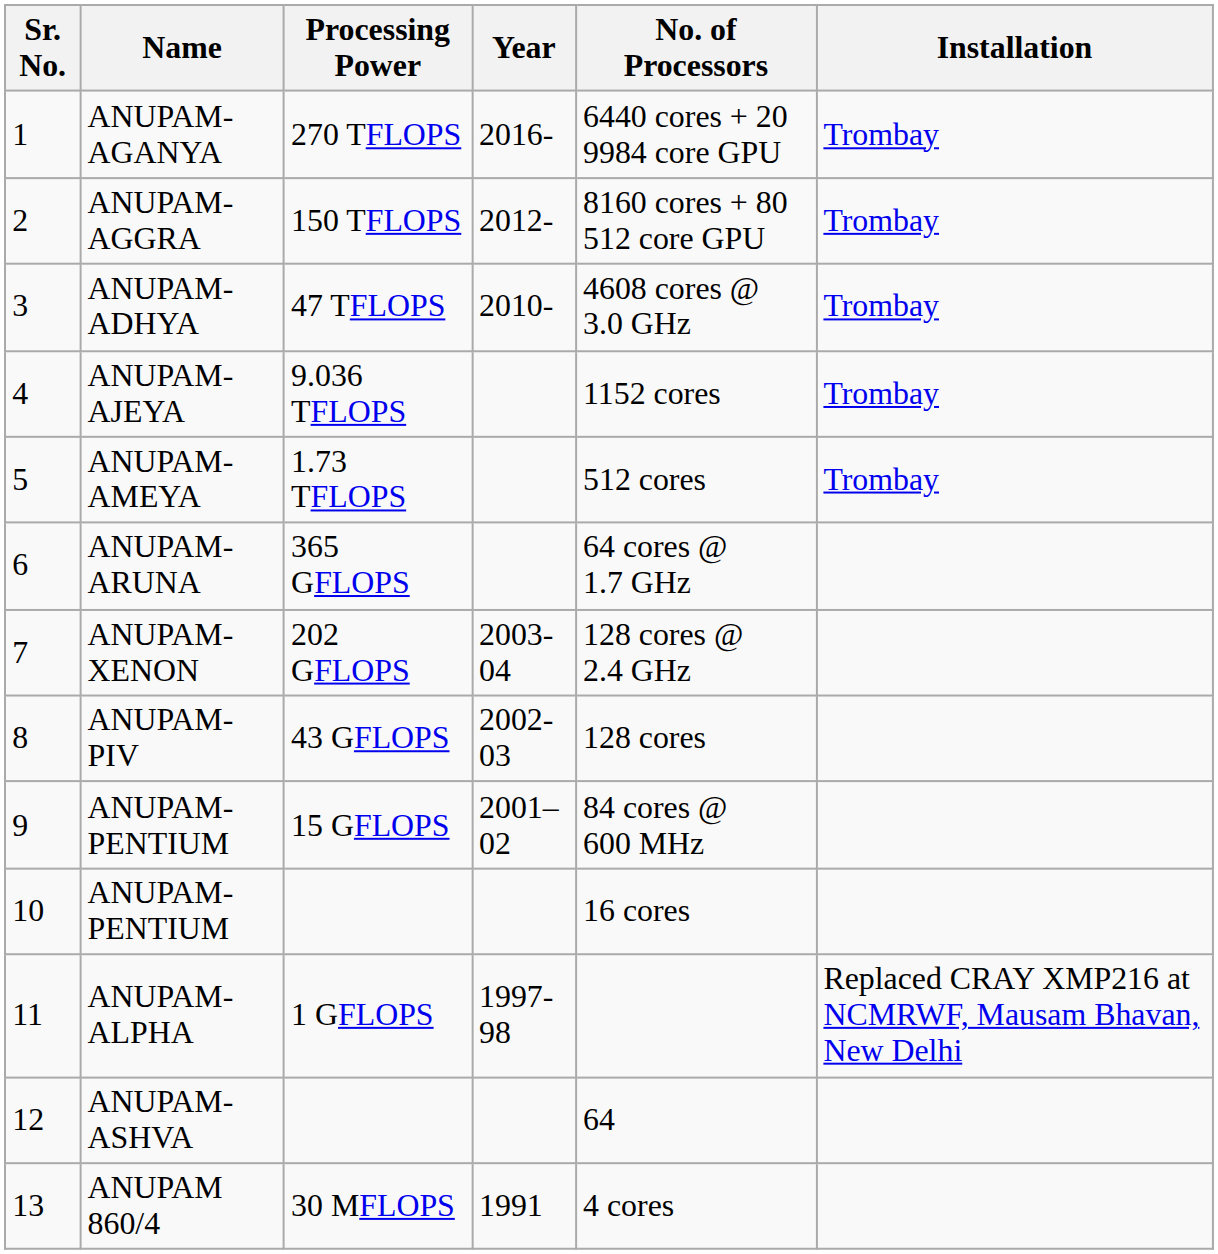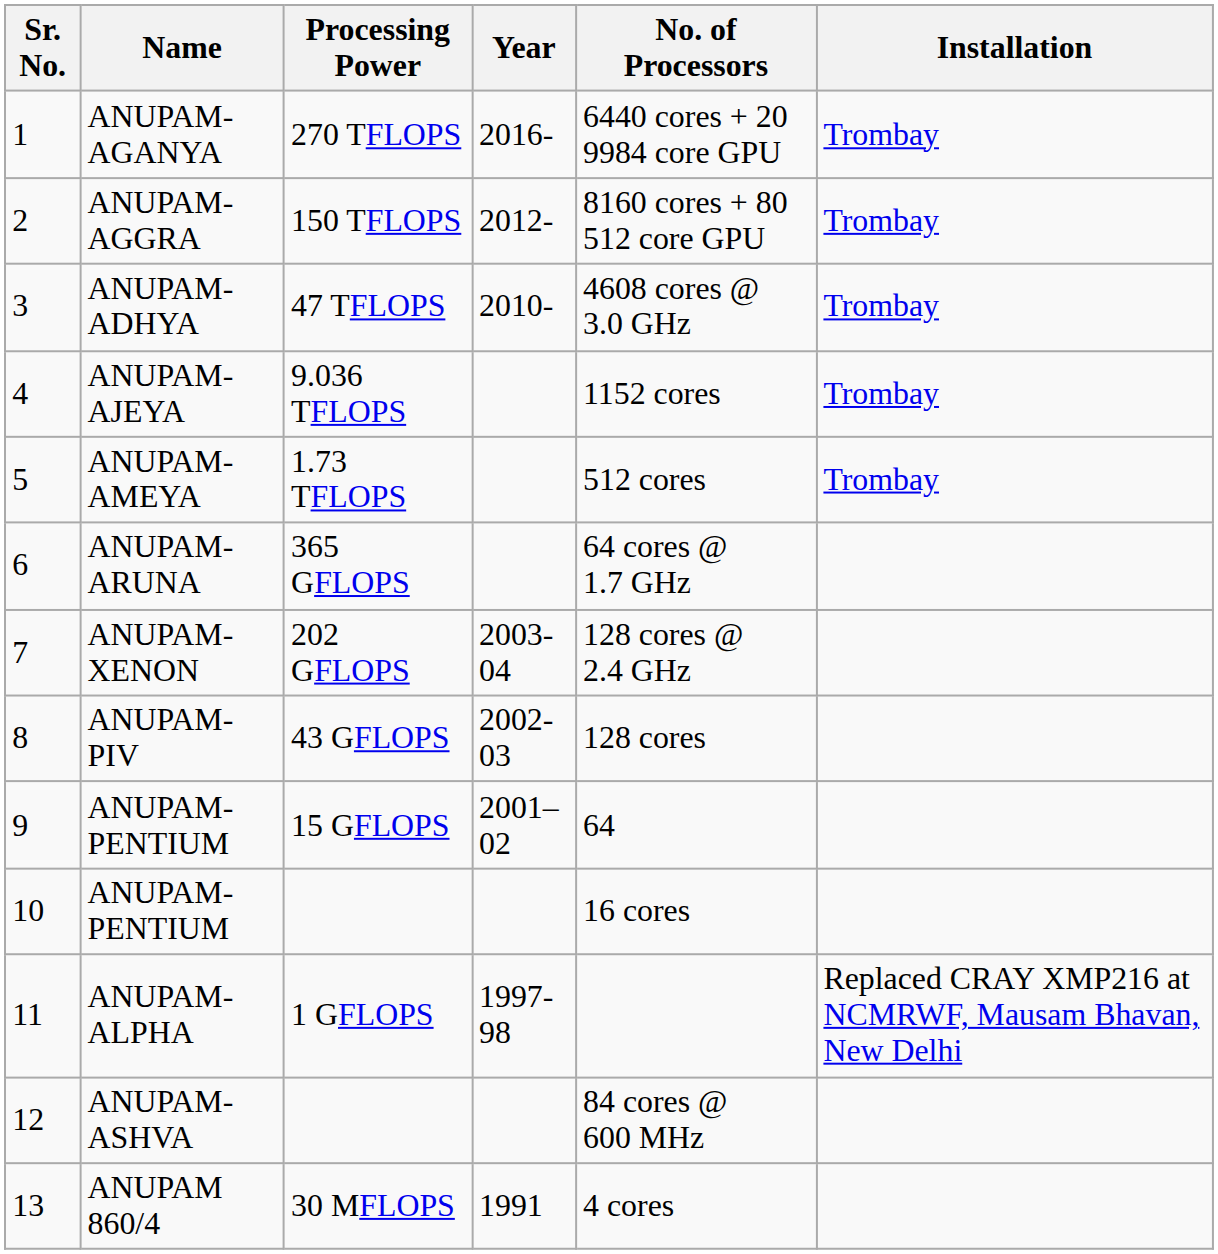(655, 824) 84 cores @ 600 MHz -> (599, 824) 64
(599, 1119) 64 -> (655, 1119) 84 cores @ 600 MHz
